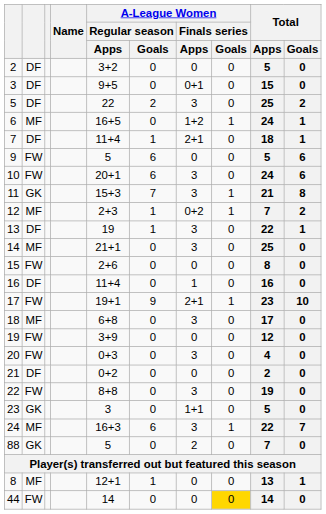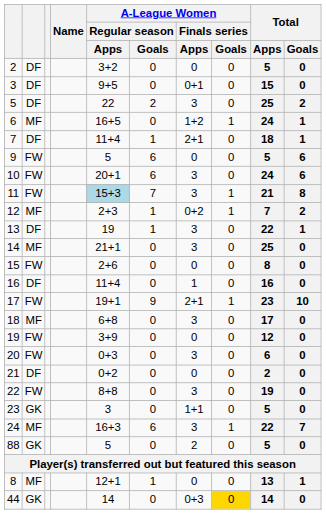(34, 193) GK -> (34, 193) FW
(108, 193) no background -> (108, 193) lightblue background
(267, 355) 4 -> (267, 355) 6
(267, 445) 7 -> (267, 445) 5
(34, 499) FW -> (34, 499) GK
(194, 499) 0 -> (194, 499) 0+3
